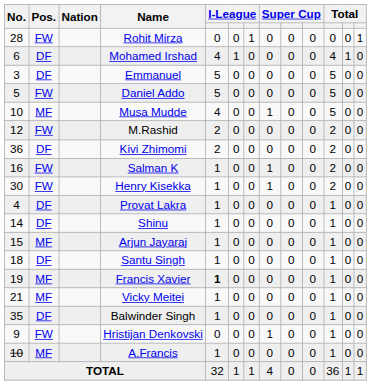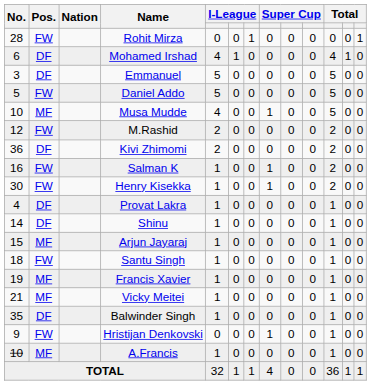(44, 260) DF -> (44, 260) FW
(217, 279) bold -> (217, 279) normal
